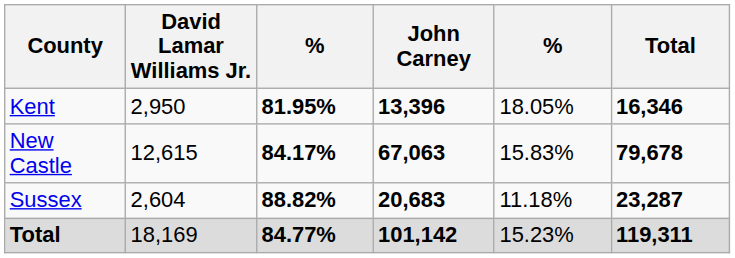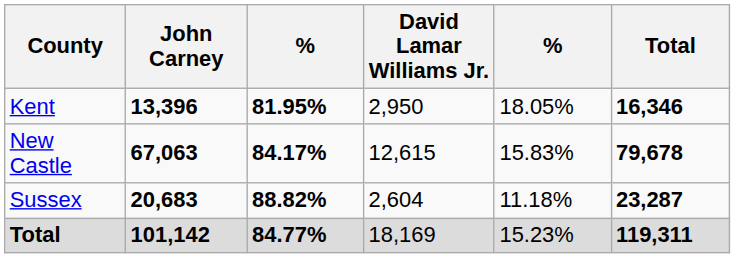columns swapped: (434, 46) <-> (191, 46)
